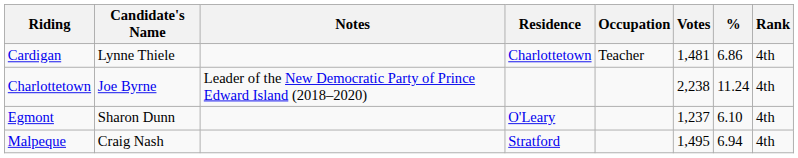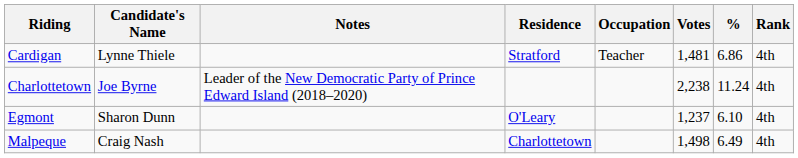(550, 55) Charlottetown -> (534, 55) Stratford
(534, 141) Stratford -> (550, 141) Charlottetown
(693, 141) 1,495 -> (693, 141) 1,498
(730, 141) 6.94 -> (730, 141) 6.49
